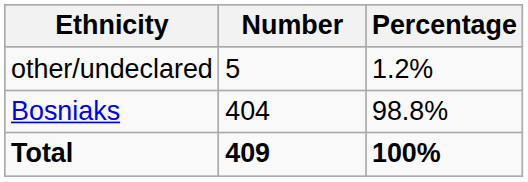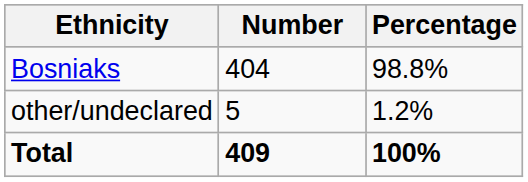rows swapped: (66, 111) <-> (112, 68)
